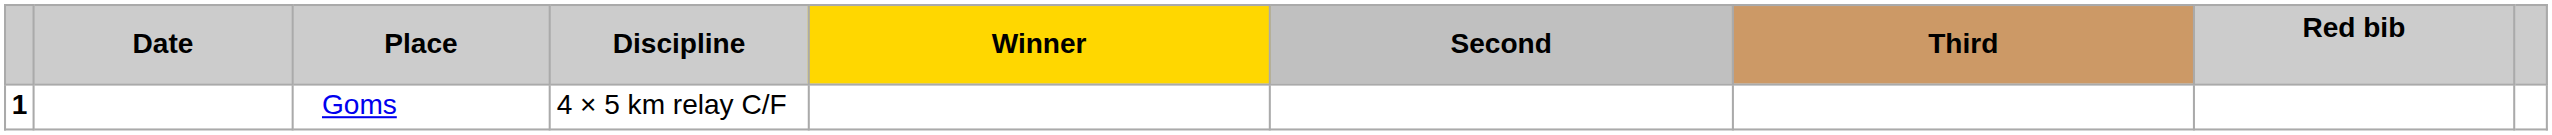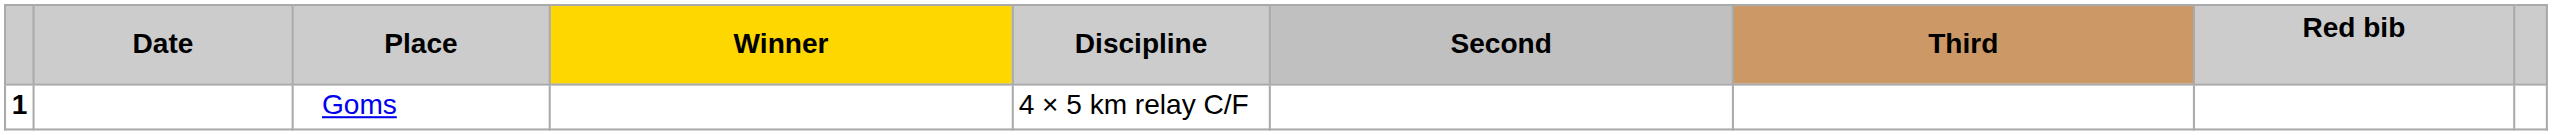columns swapped: (679, 43) <-> (1039, 43)
